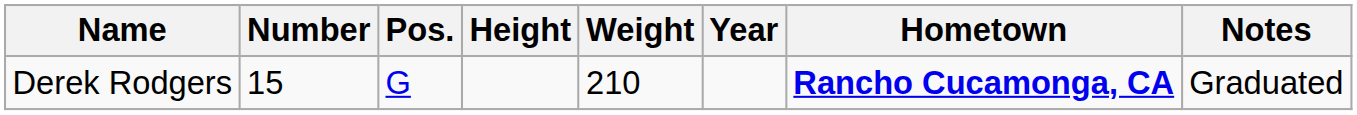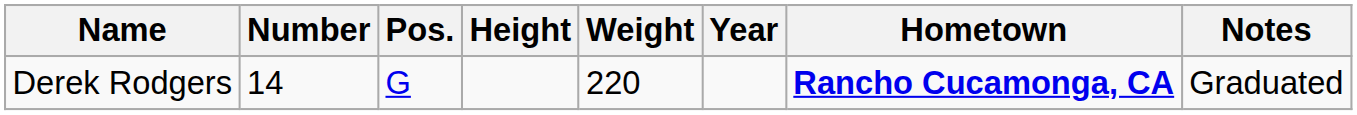(265, 82) 15 -> (265, 82) 14
(613, 82) 210 -> (613, 82) 220
